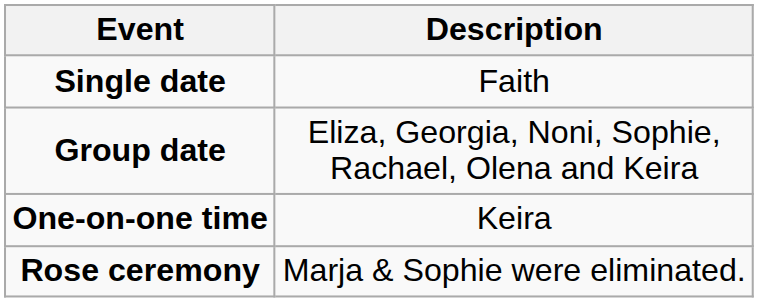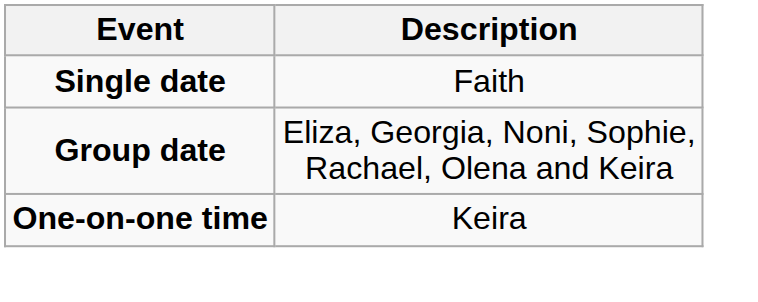- row: (140, 270)
